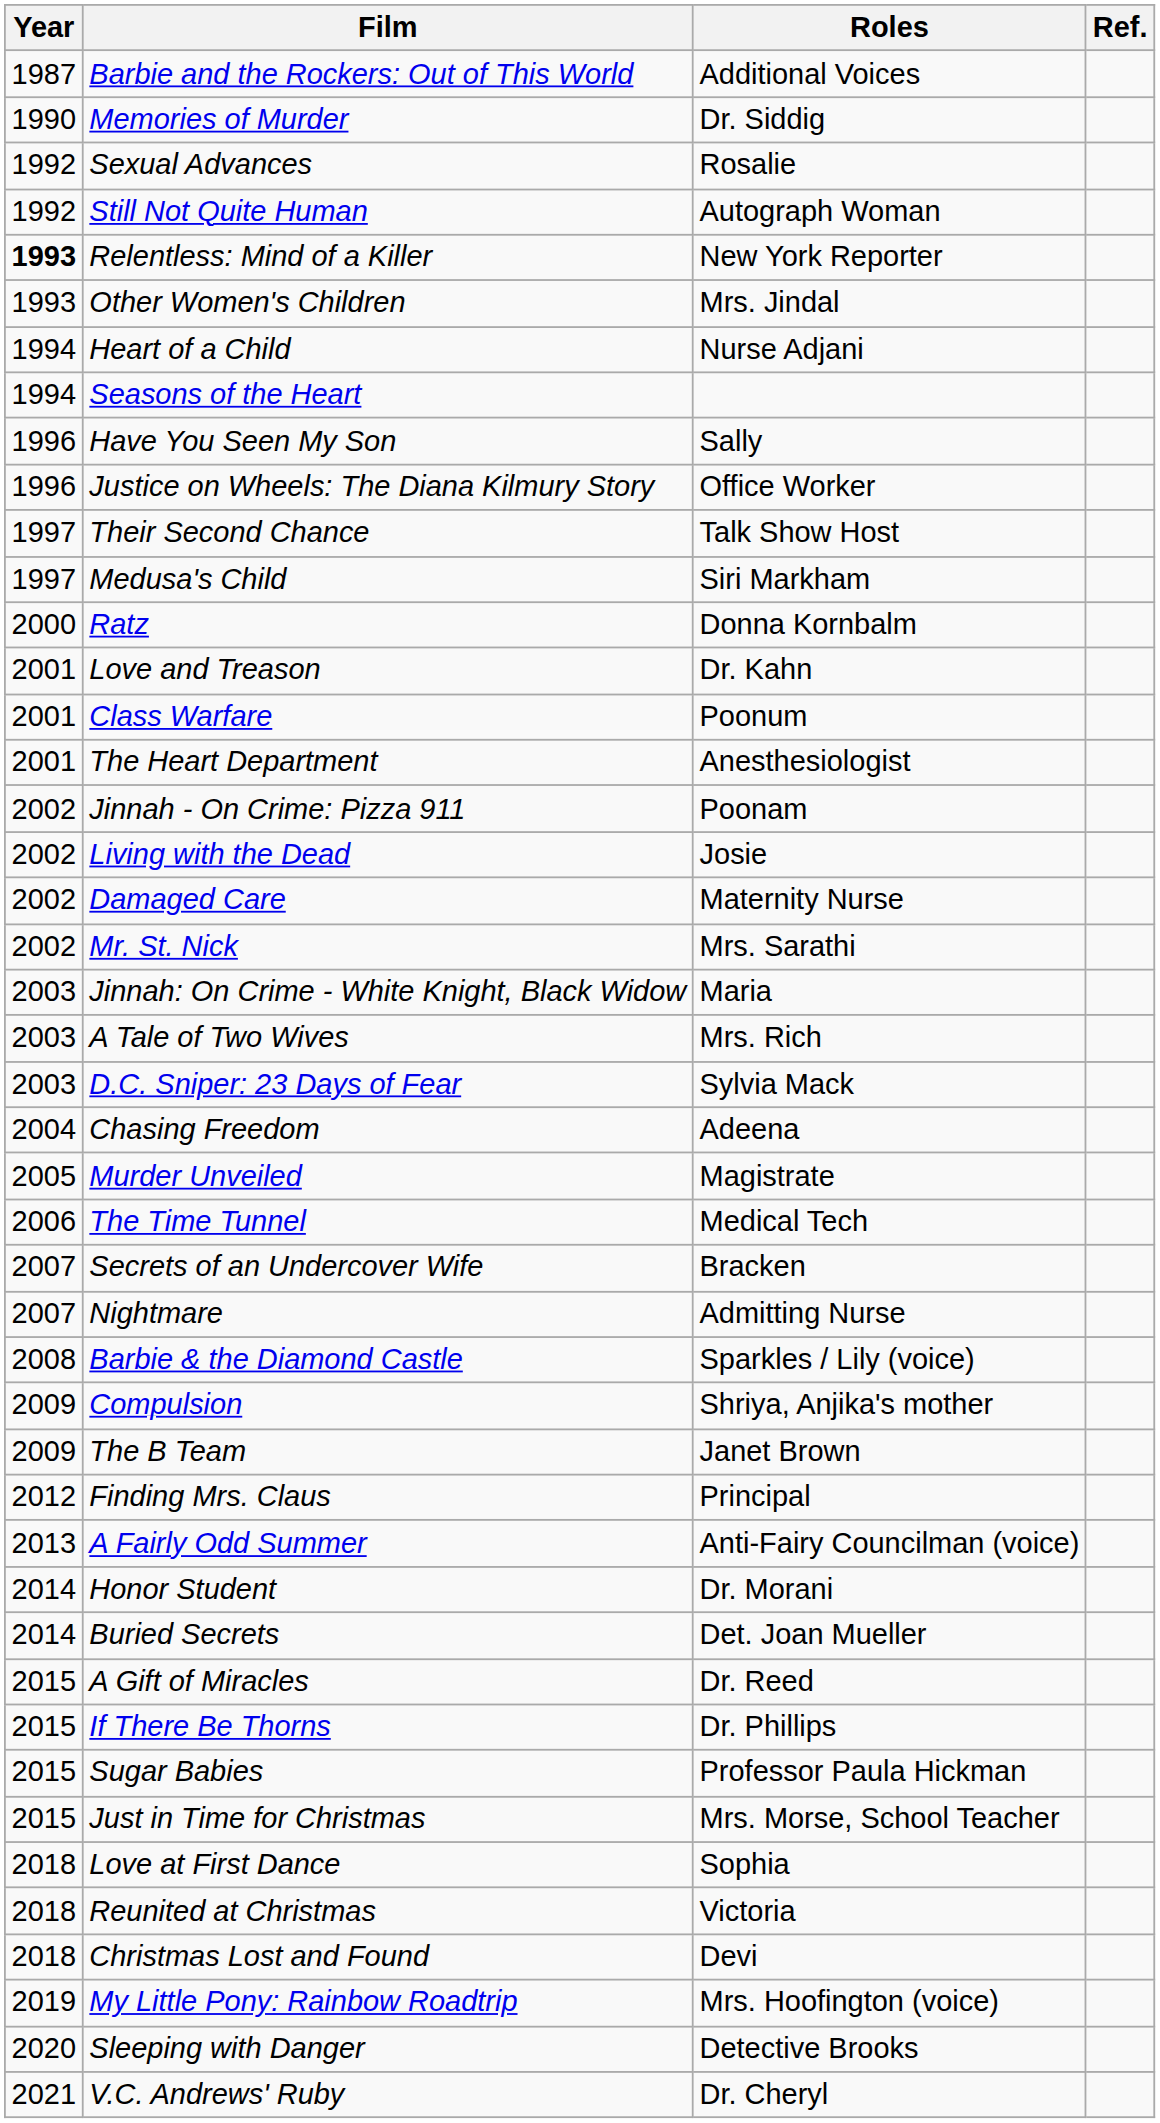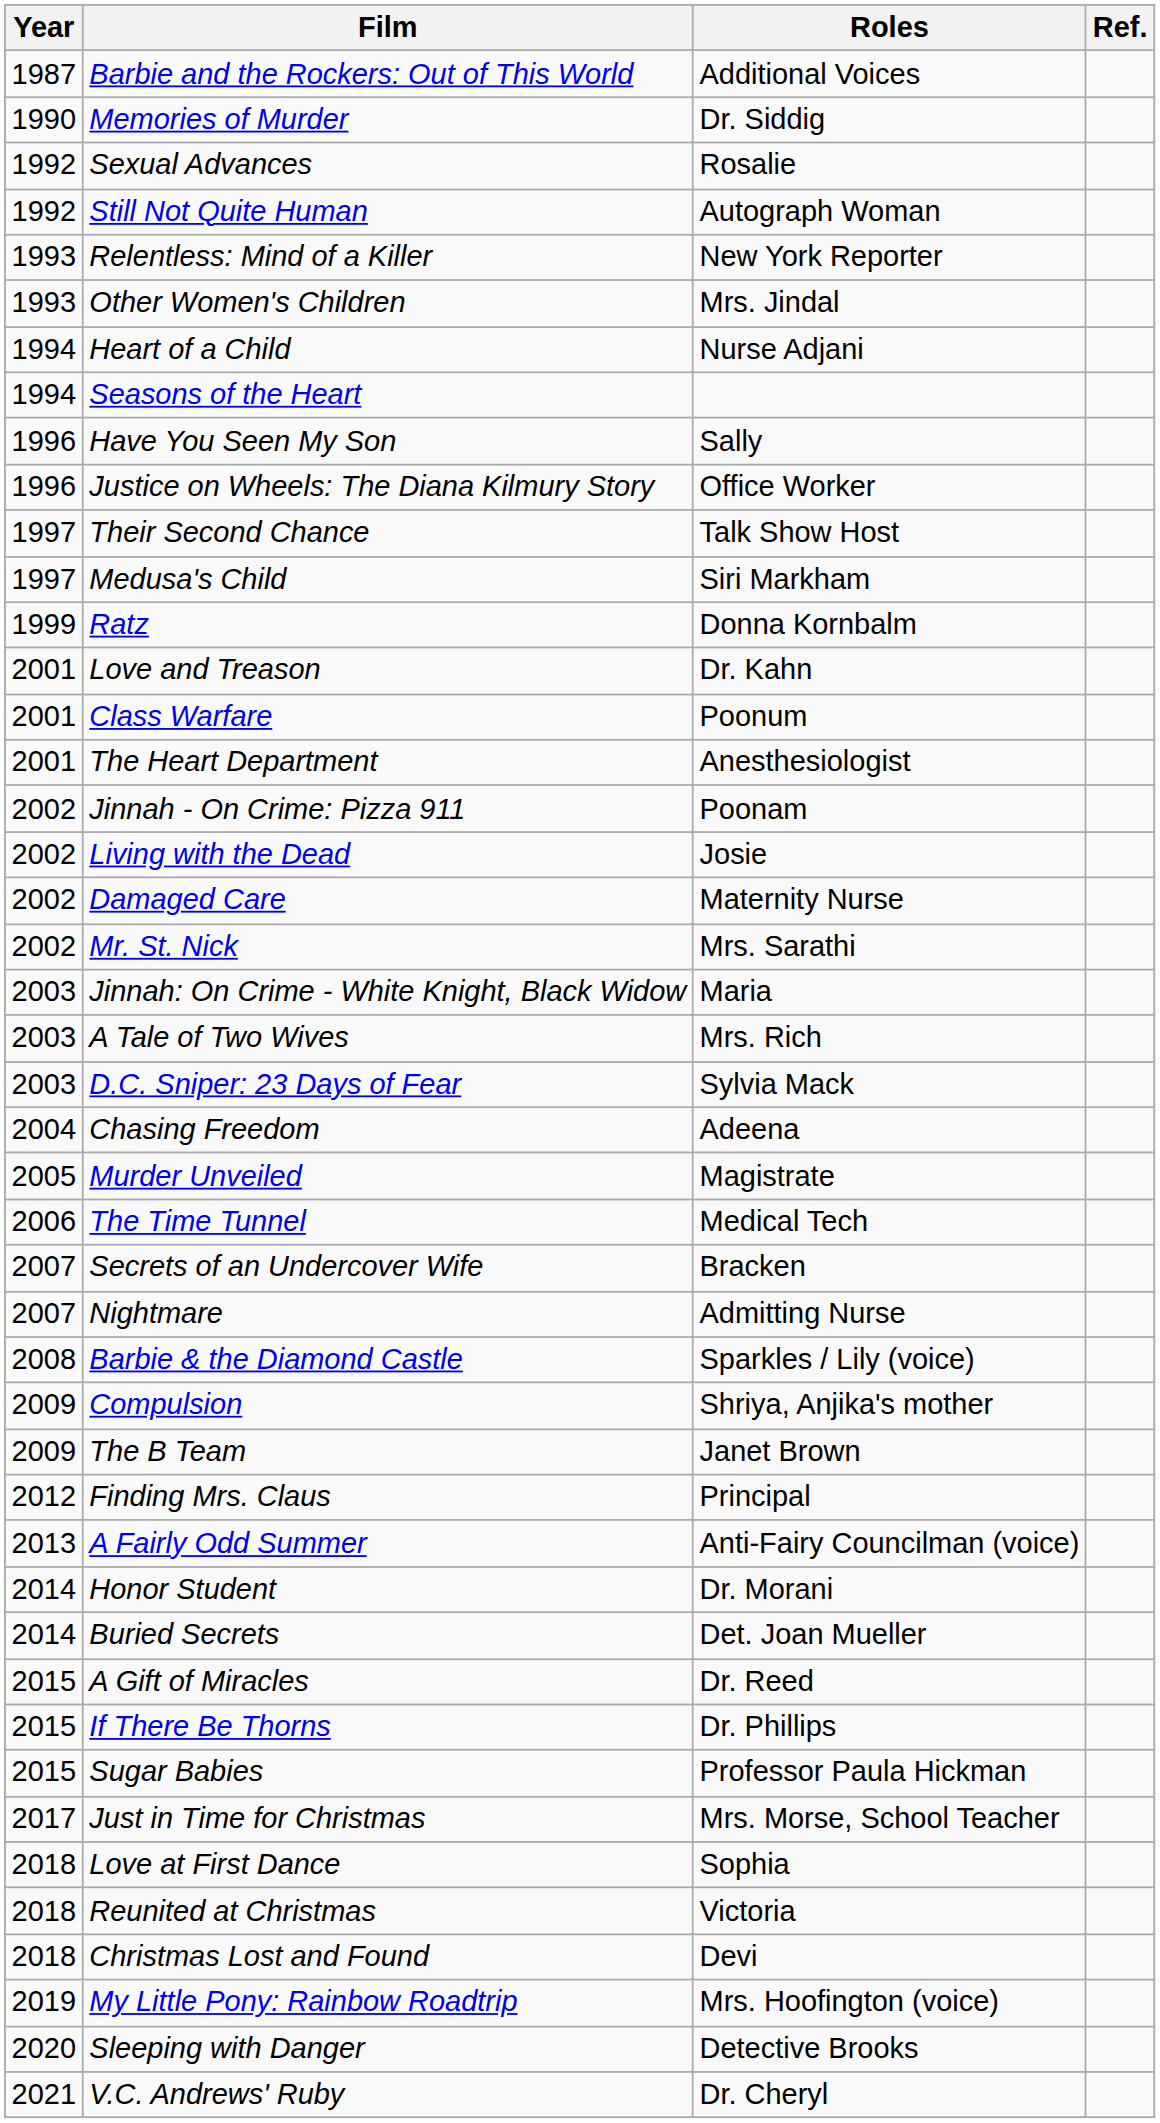(44, 257) bold -> (44, 257) normal
(44, 624) 2000 -> (44, 624) 1999
(44, 1818) 2015 -> (44, 1818) 2017
